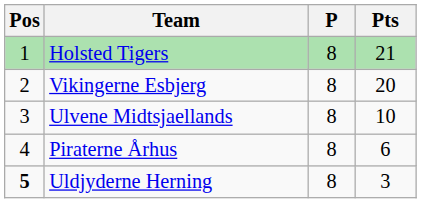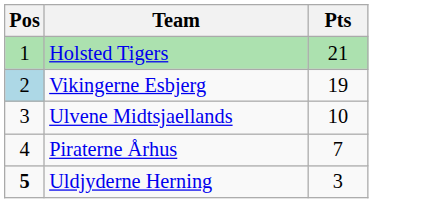- column: (332, 20)
(25, 85) no background -> (25, 85) lightblue background
(385, 85) 20 -> (338, 85) 19
(385, 149) 6 -> (338, 149) 7
